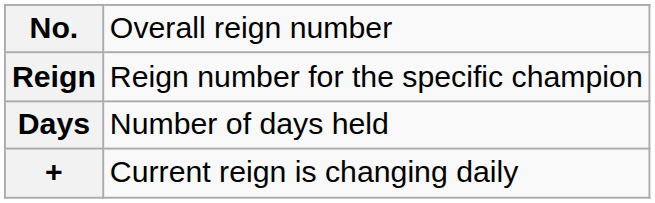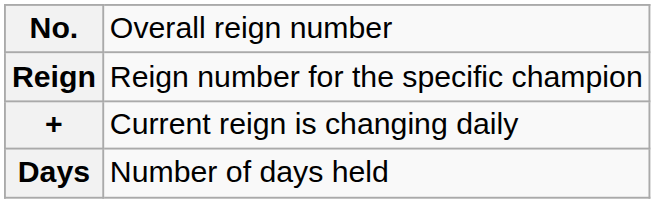rows swapped: (54, 124) <-> (54, 172)
